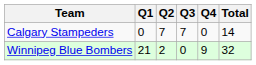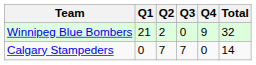rows swapped: (60, 32) <-> (70, 50)
